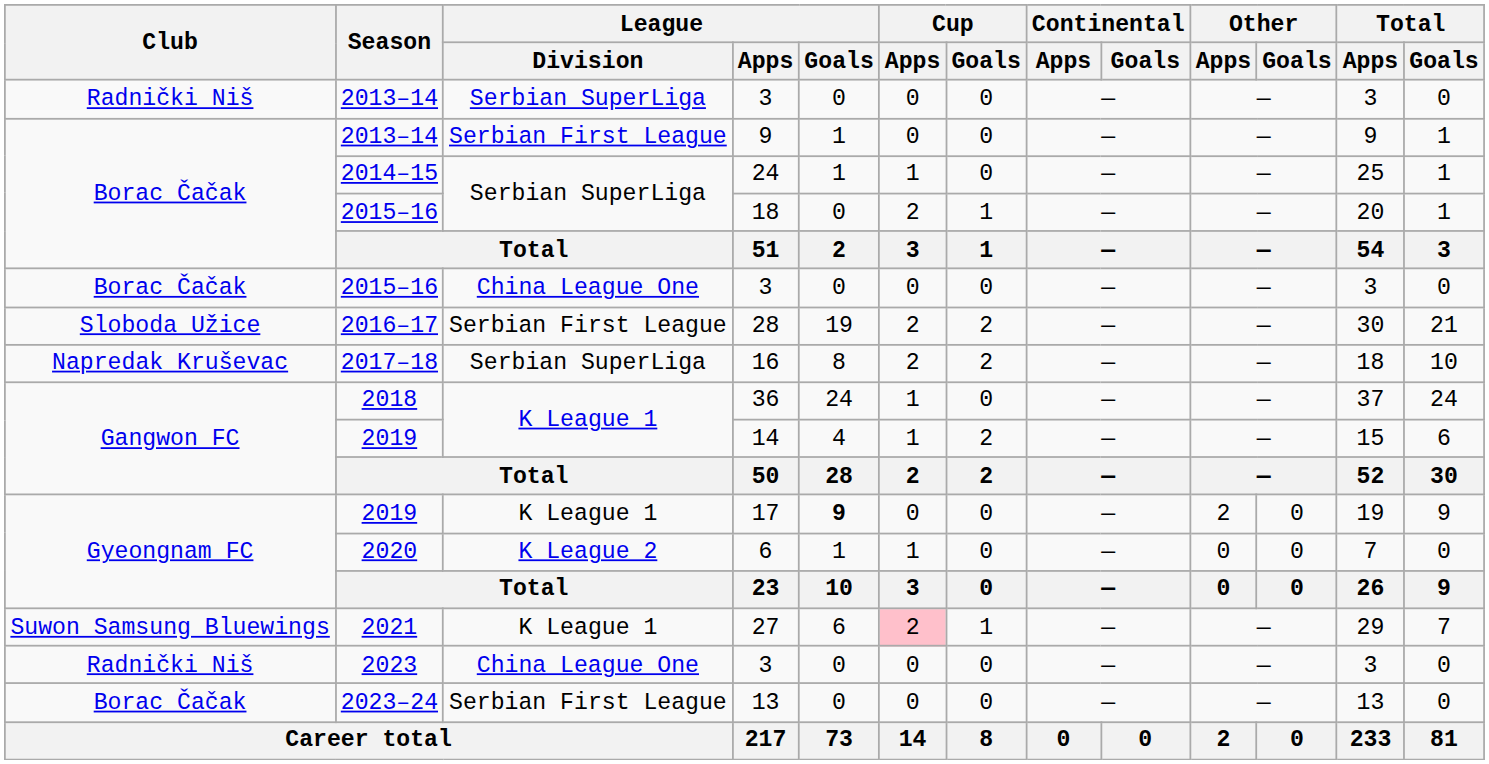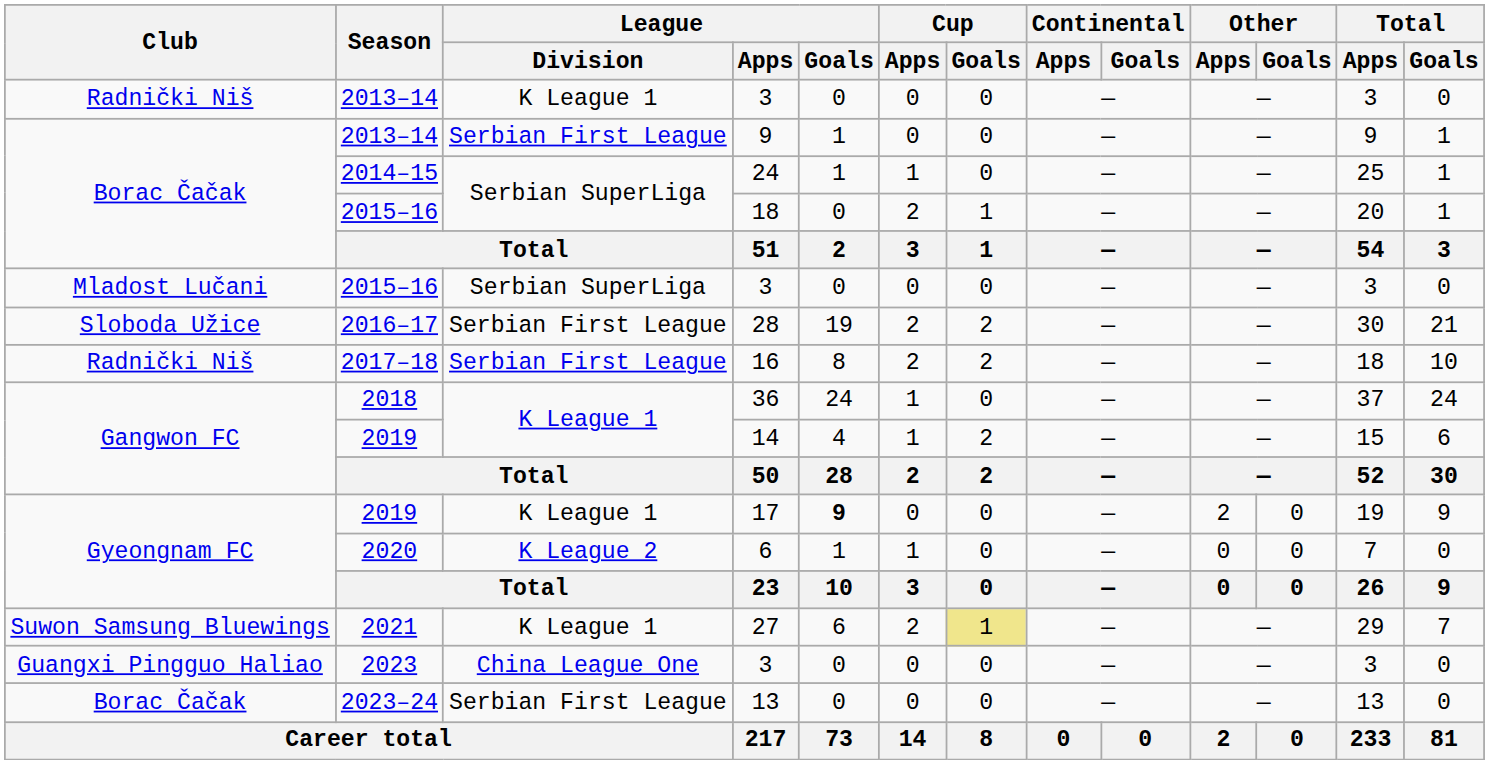(588, 99) Serbian SuperLiga -> (588, 99) K League 1
(170, 288) Borac Čačak -> (170, 288) Mladost Lučani
(588, 288) China League One -> (588, 288) Serbian SuperLiga
(170, 363) Napredak Kruševac -> (170, 363) Radnički Niš
(588, 363) Serbian SuperLiga -> (588, 363) Serbian First League
(913, 627) pink background -> (913, 627) no background
(986, 627) no background -> (986, 627) khaki background
(170, 665) Radnički Niš -> (170, 665) Guangxi Pingguo Haliao
